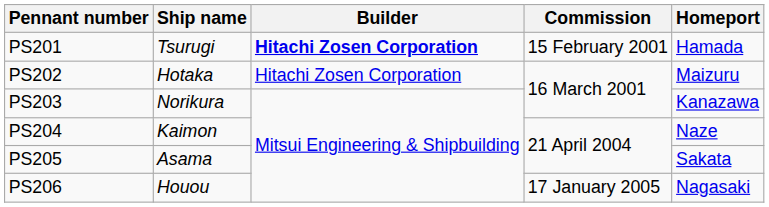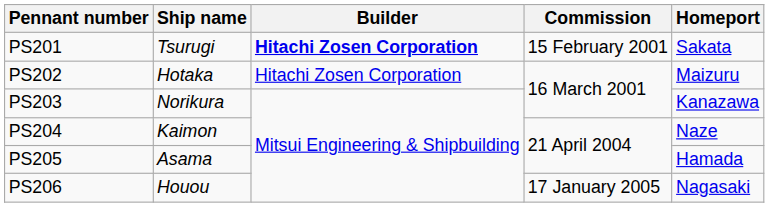(710, 46) Hamada -> (704, 46) Sakata
(704, 159) Sakata -> (710, 159) Hamada
